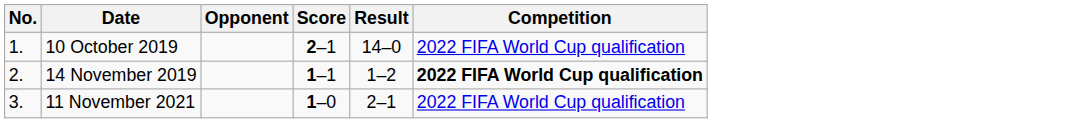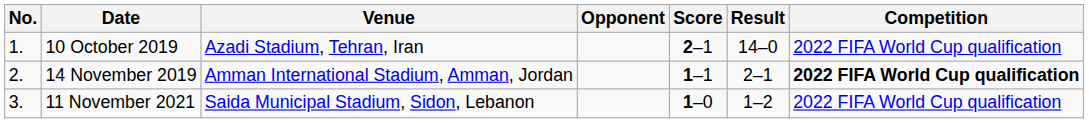+ column: (389, 18)
(381, 74) 1–2 -> (758, 74) 2–1
(381, 103) 2–1 -> (758, 103) 1–2
